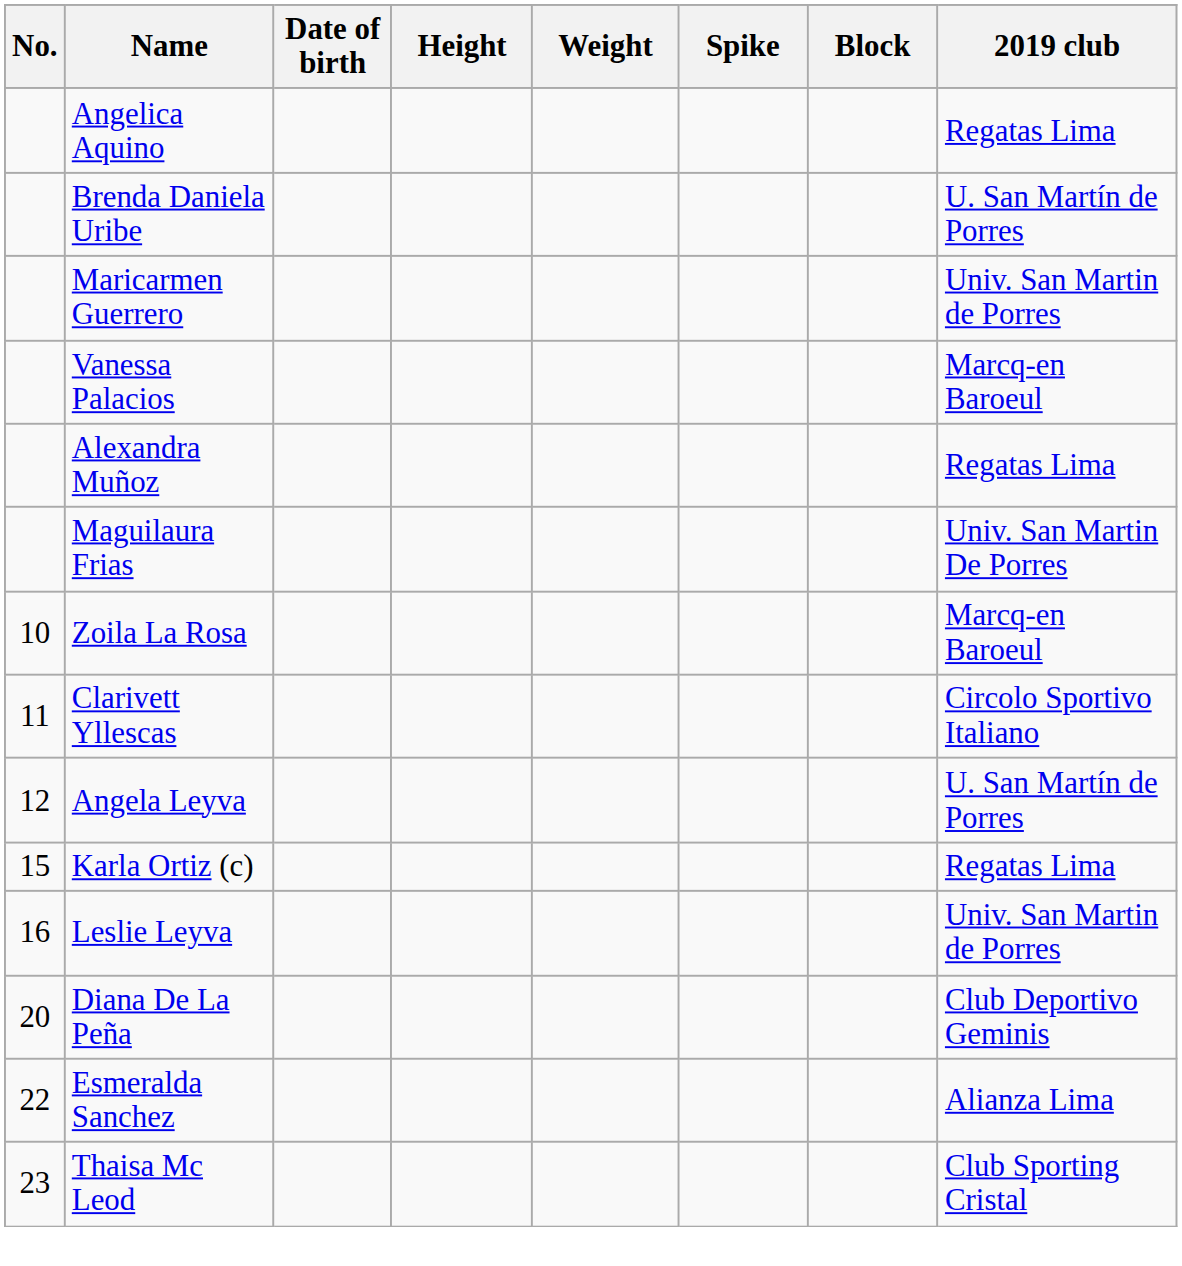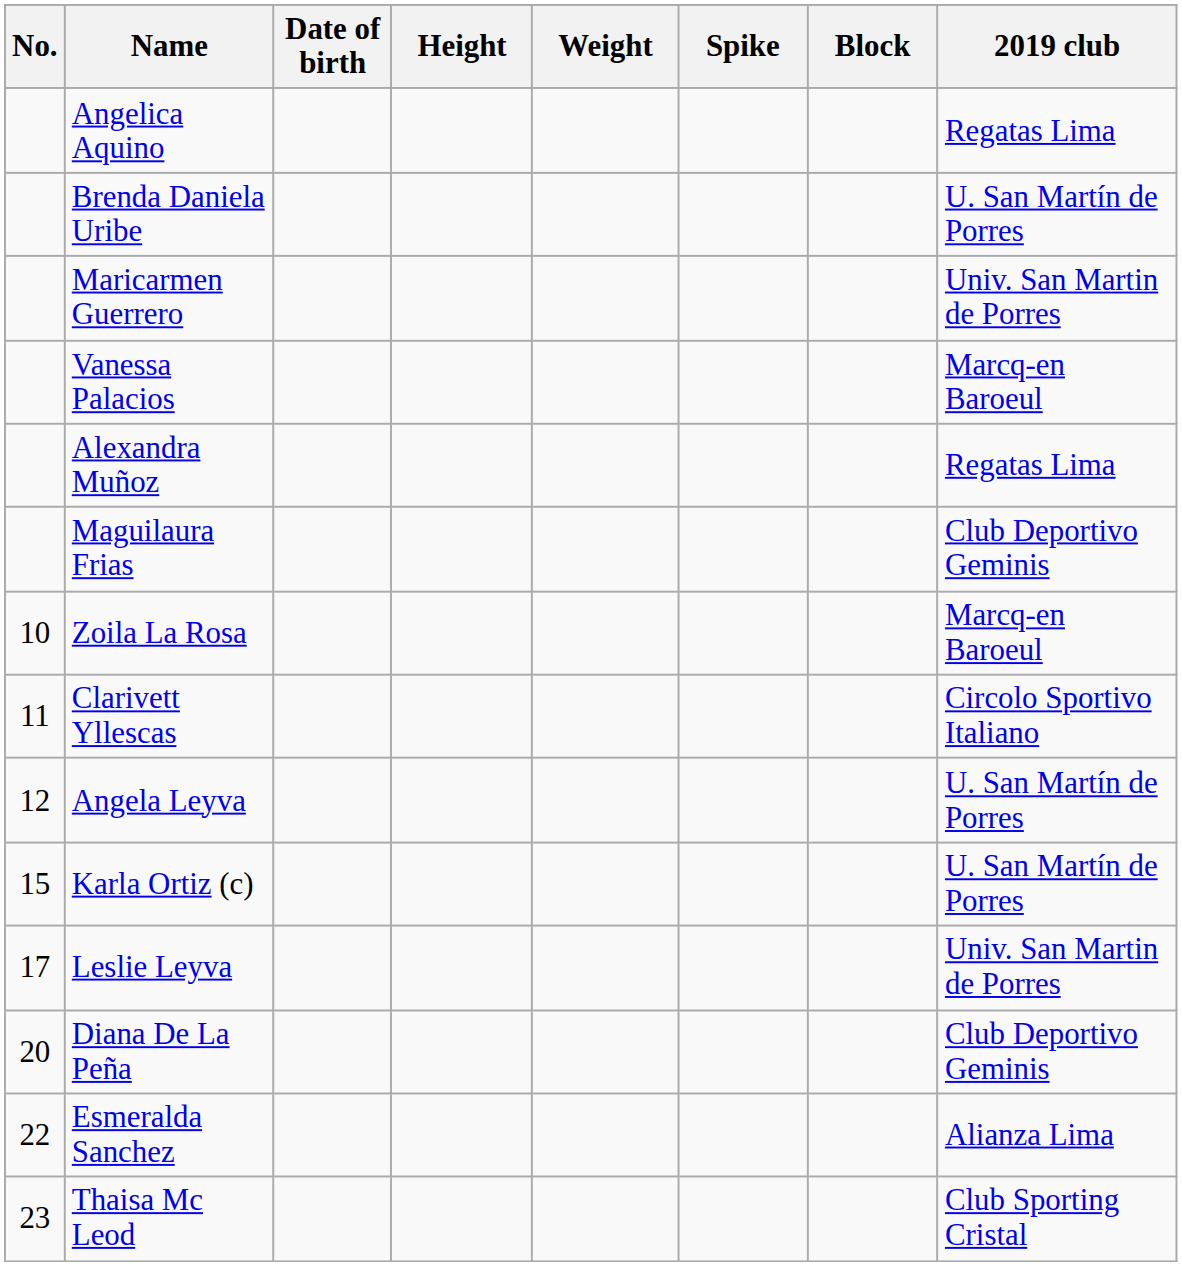(1052, 548) Univ. San Martin De Porres -> (1041, 548) Club Deportivo Geminis
(1030, 866) Regatas Lima -> (1051, 883) U. San Martín de Porres
(35, 932) 16 -> (35, 967) 17
